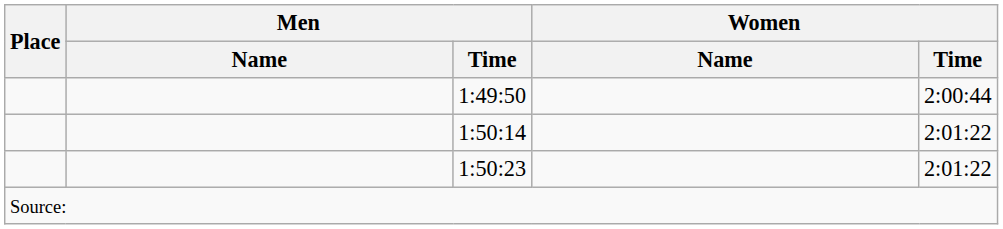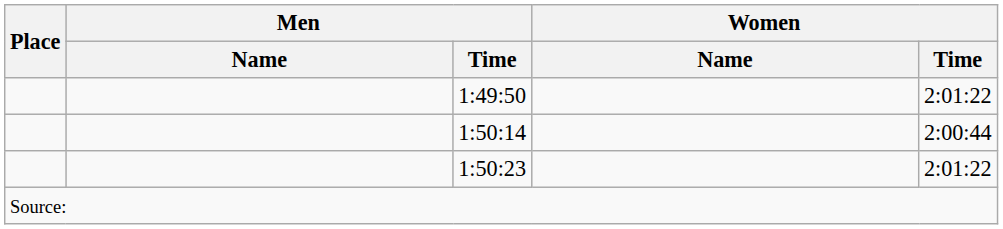(958, 96) 2:00:44 -> (958, 96) 2:01:22
(958, 132) 2:01:22 -> (958, 132) 2:00:44
